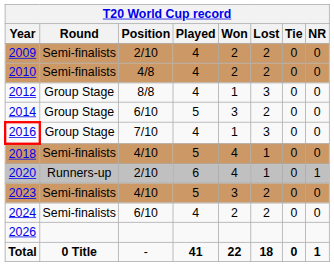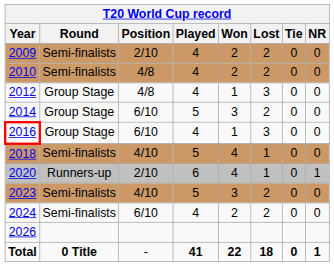(146, 92) 8/8 -> (146, 92) 4/8
(146, 133) 7/10 -> (146, 133) 6/10
